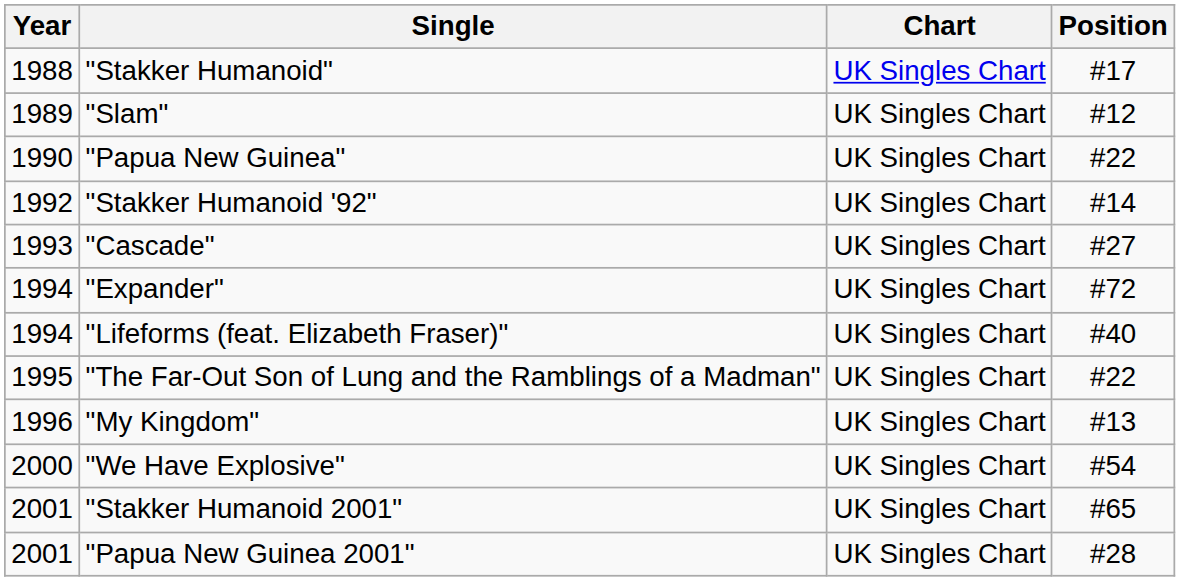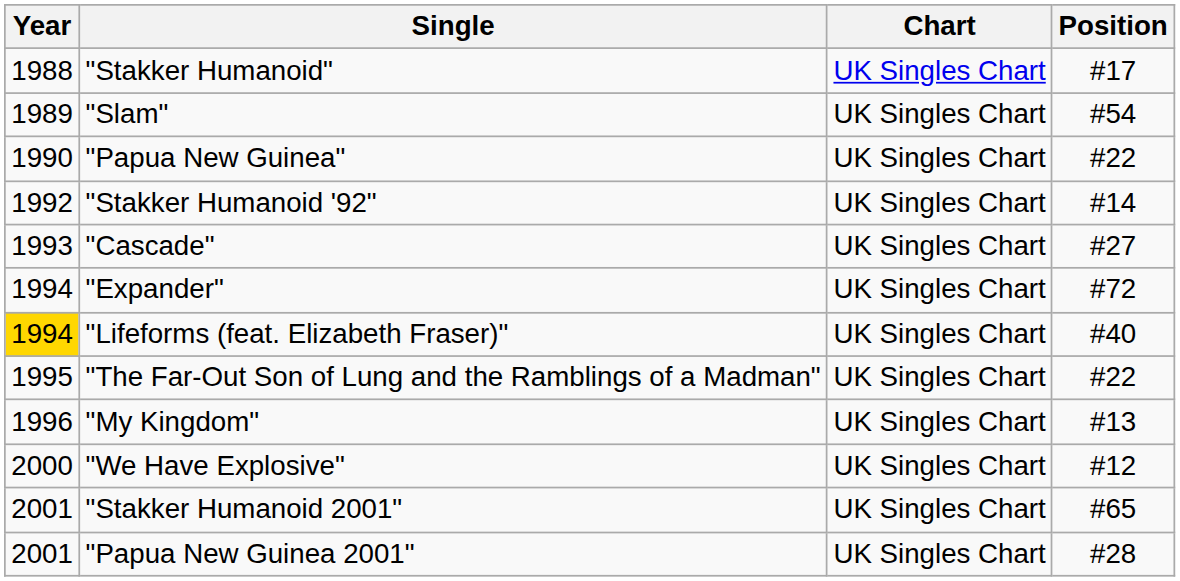(1113, 114) #12 -> (1113, 114) #54
(42, 333) no background -> (42, 333) gold background
(1113, 465) #54 -> (1113, 465) #12
